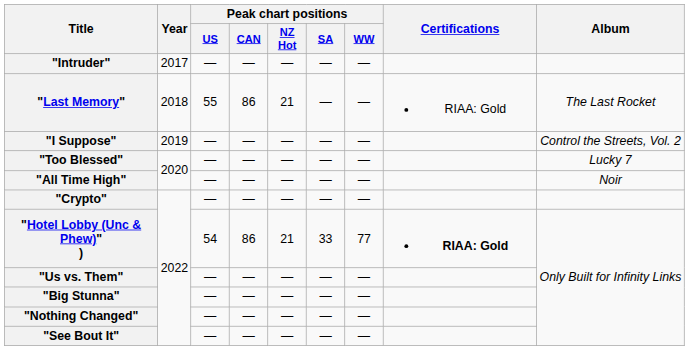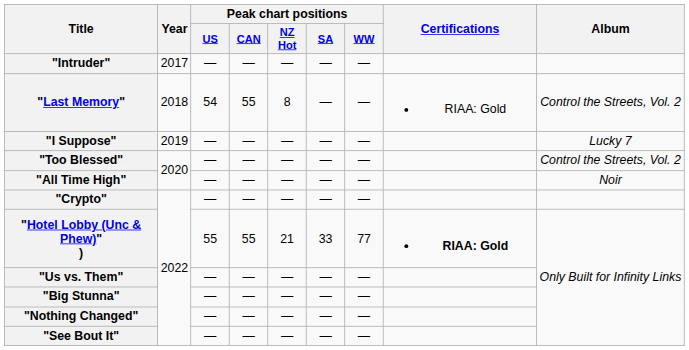(210, 102) 55 -> (210, 102) 54
(249, 102) 86 -> (249, 102) 55
(287, 102) 21 -> (287, 102) 8
(610, 102) The Last Rocket -> (610, 102) Control the Streets, Vol. 2
(610, 141) Control the Streets, Vol. 2 -> (610, 141) Lucky 7
(610, 160) Lucky 7 -> (610, 160) Control the Streets, Vol. 2
(210, 238) 54 -> (210, 238) 55
(249, 238) 86 -> (249, 238) 55
